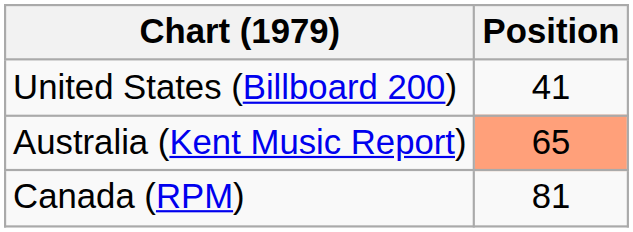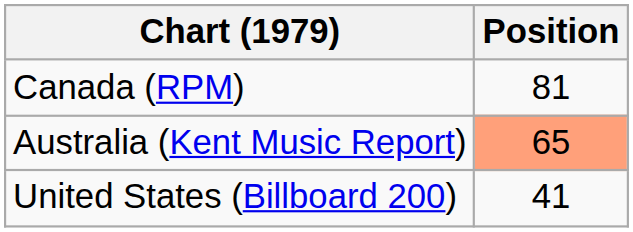rows swapped: (235, 87) <-> (129, 197)
